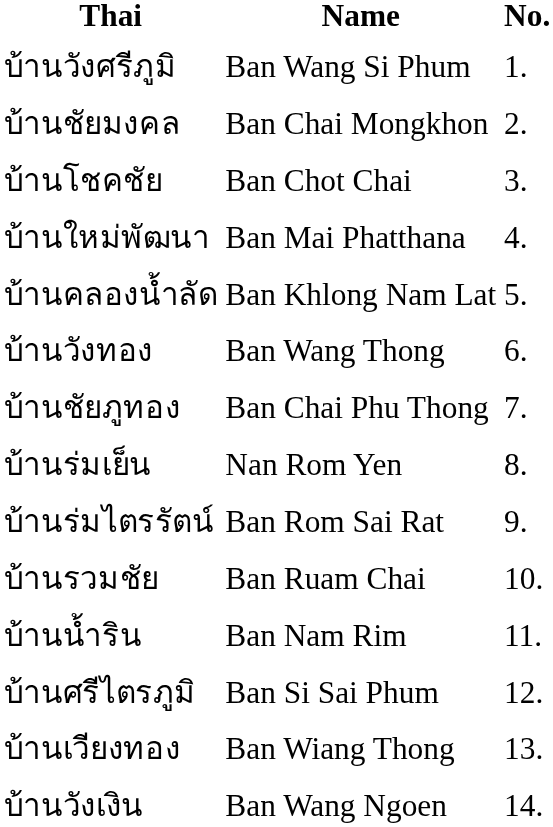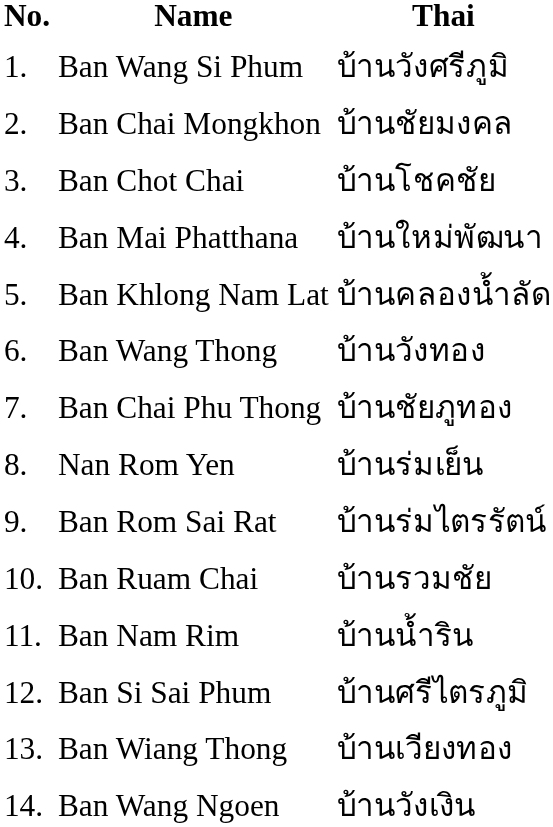columns swapped: (527, 16) <-> (111, 16)
